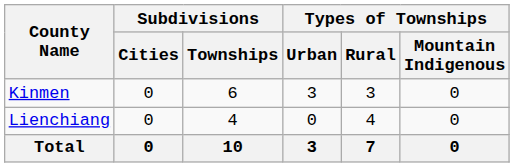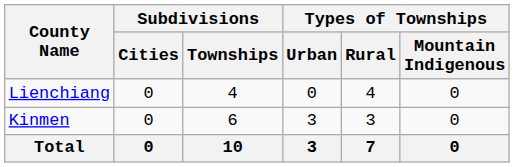rows swapped: (39, 93) <-> (59, 121)
